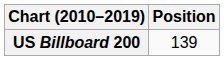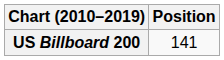(184, 42) 139 -> (184, 42) 141
